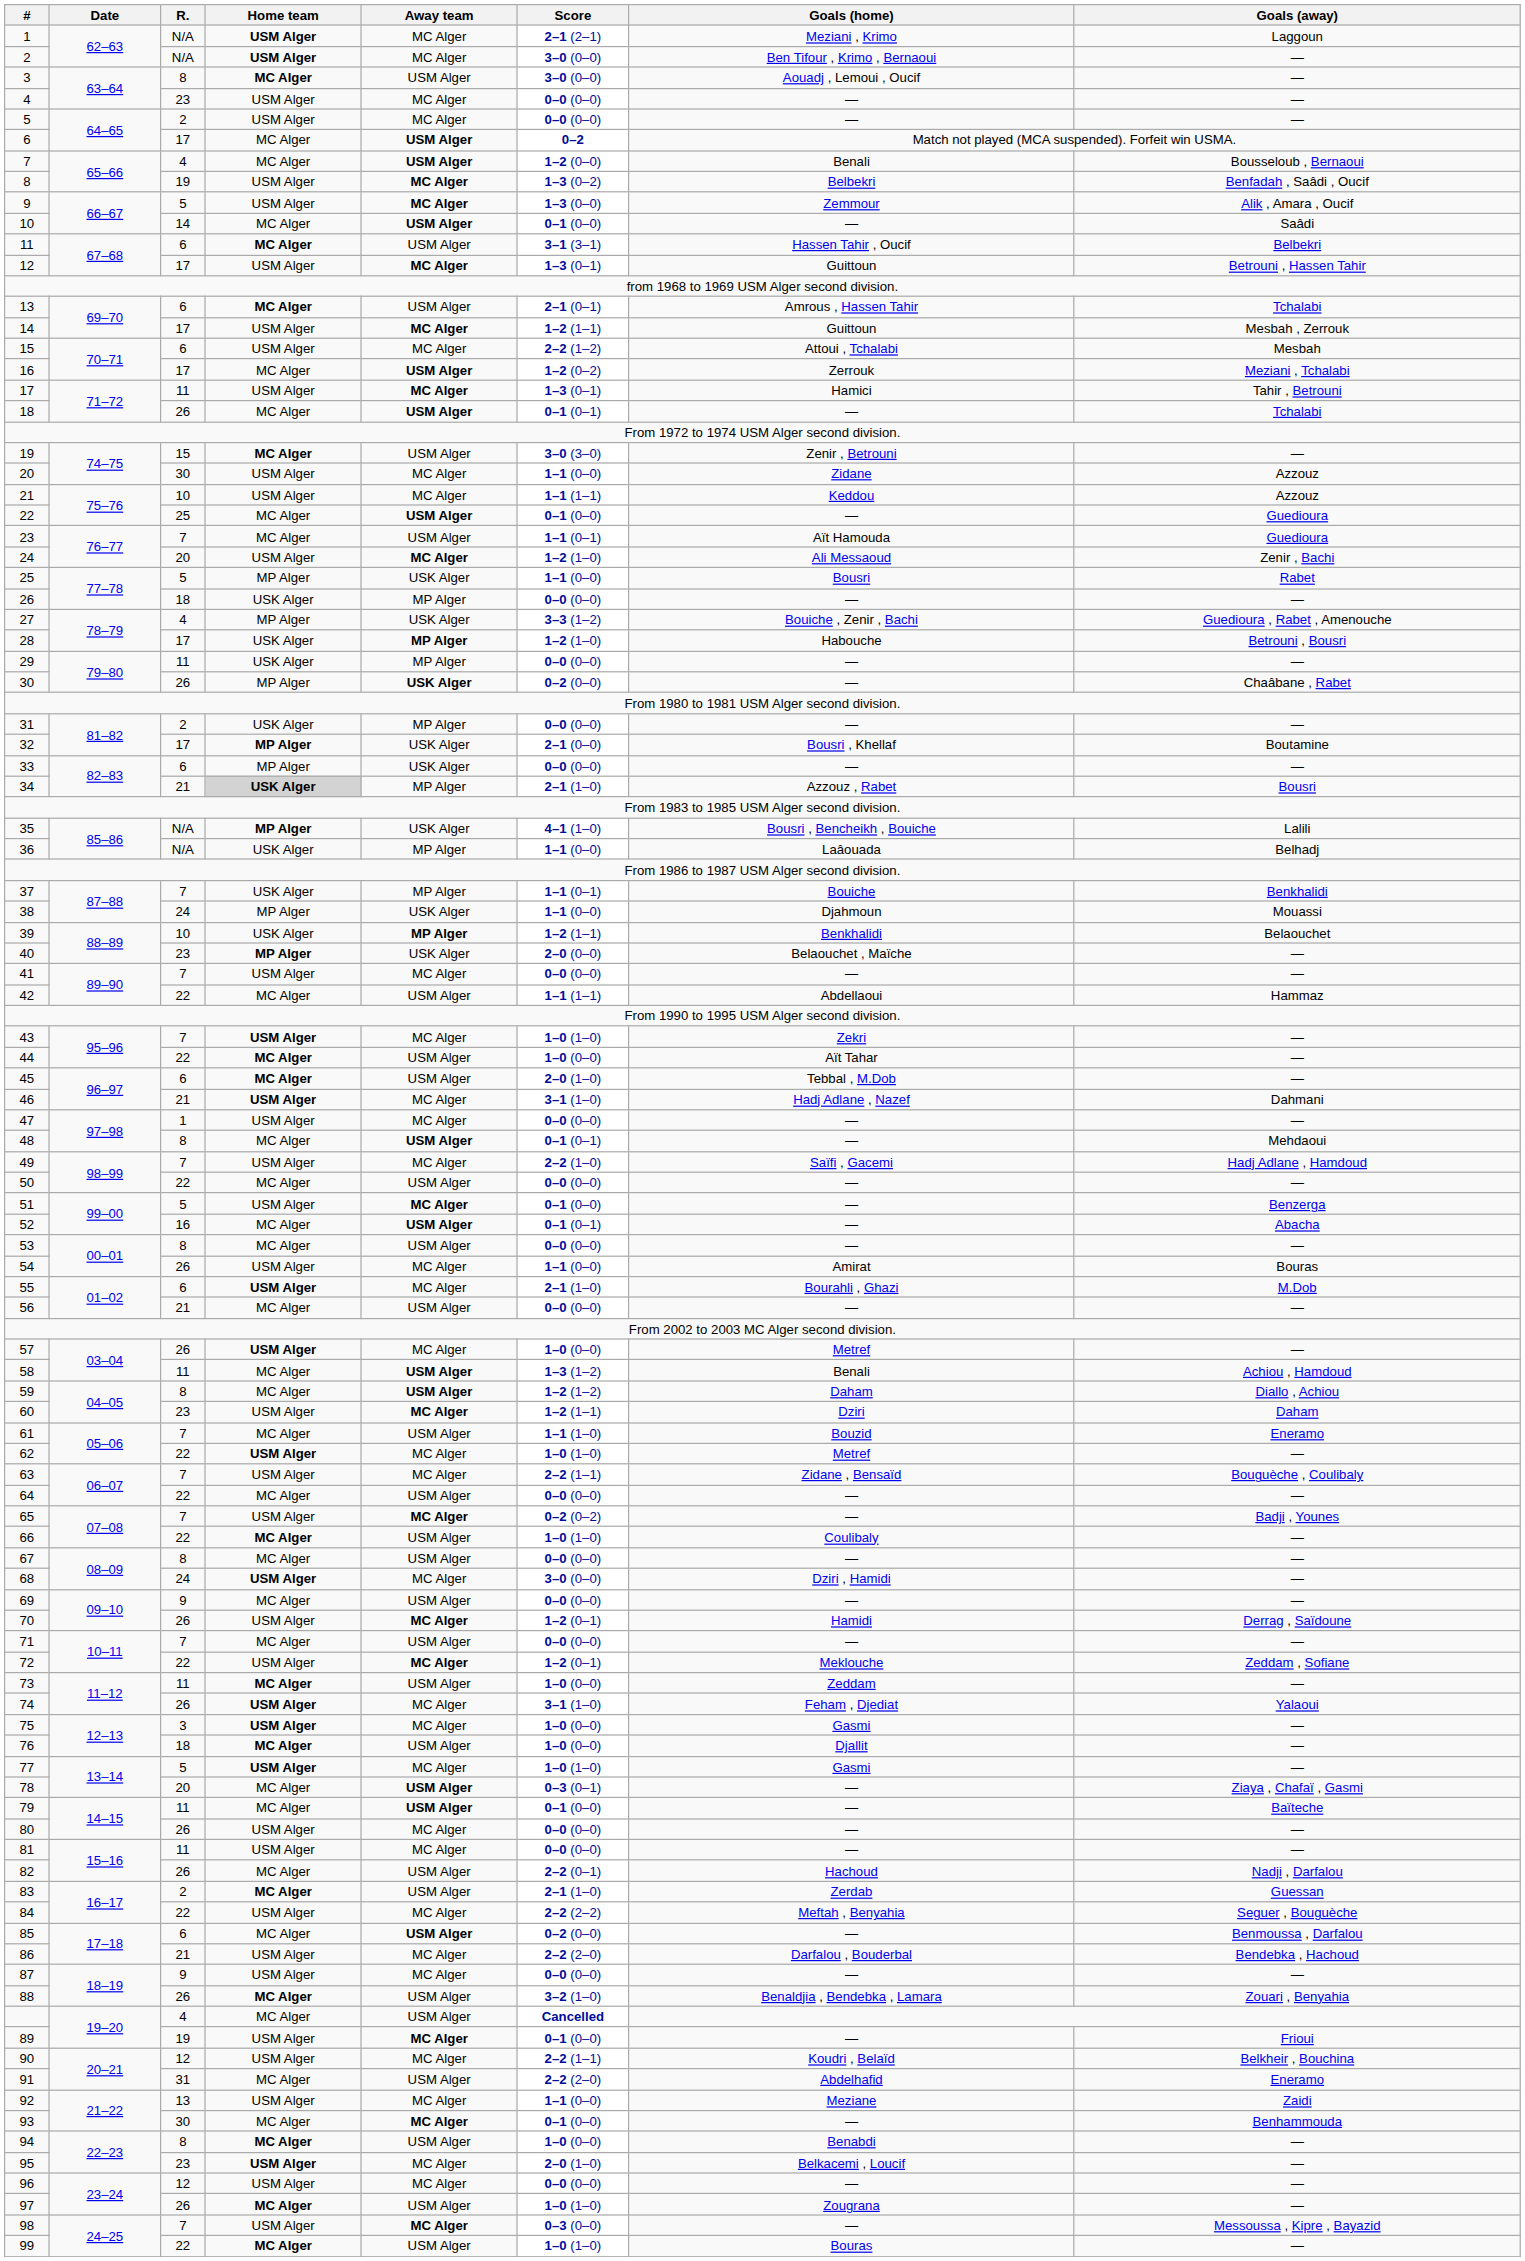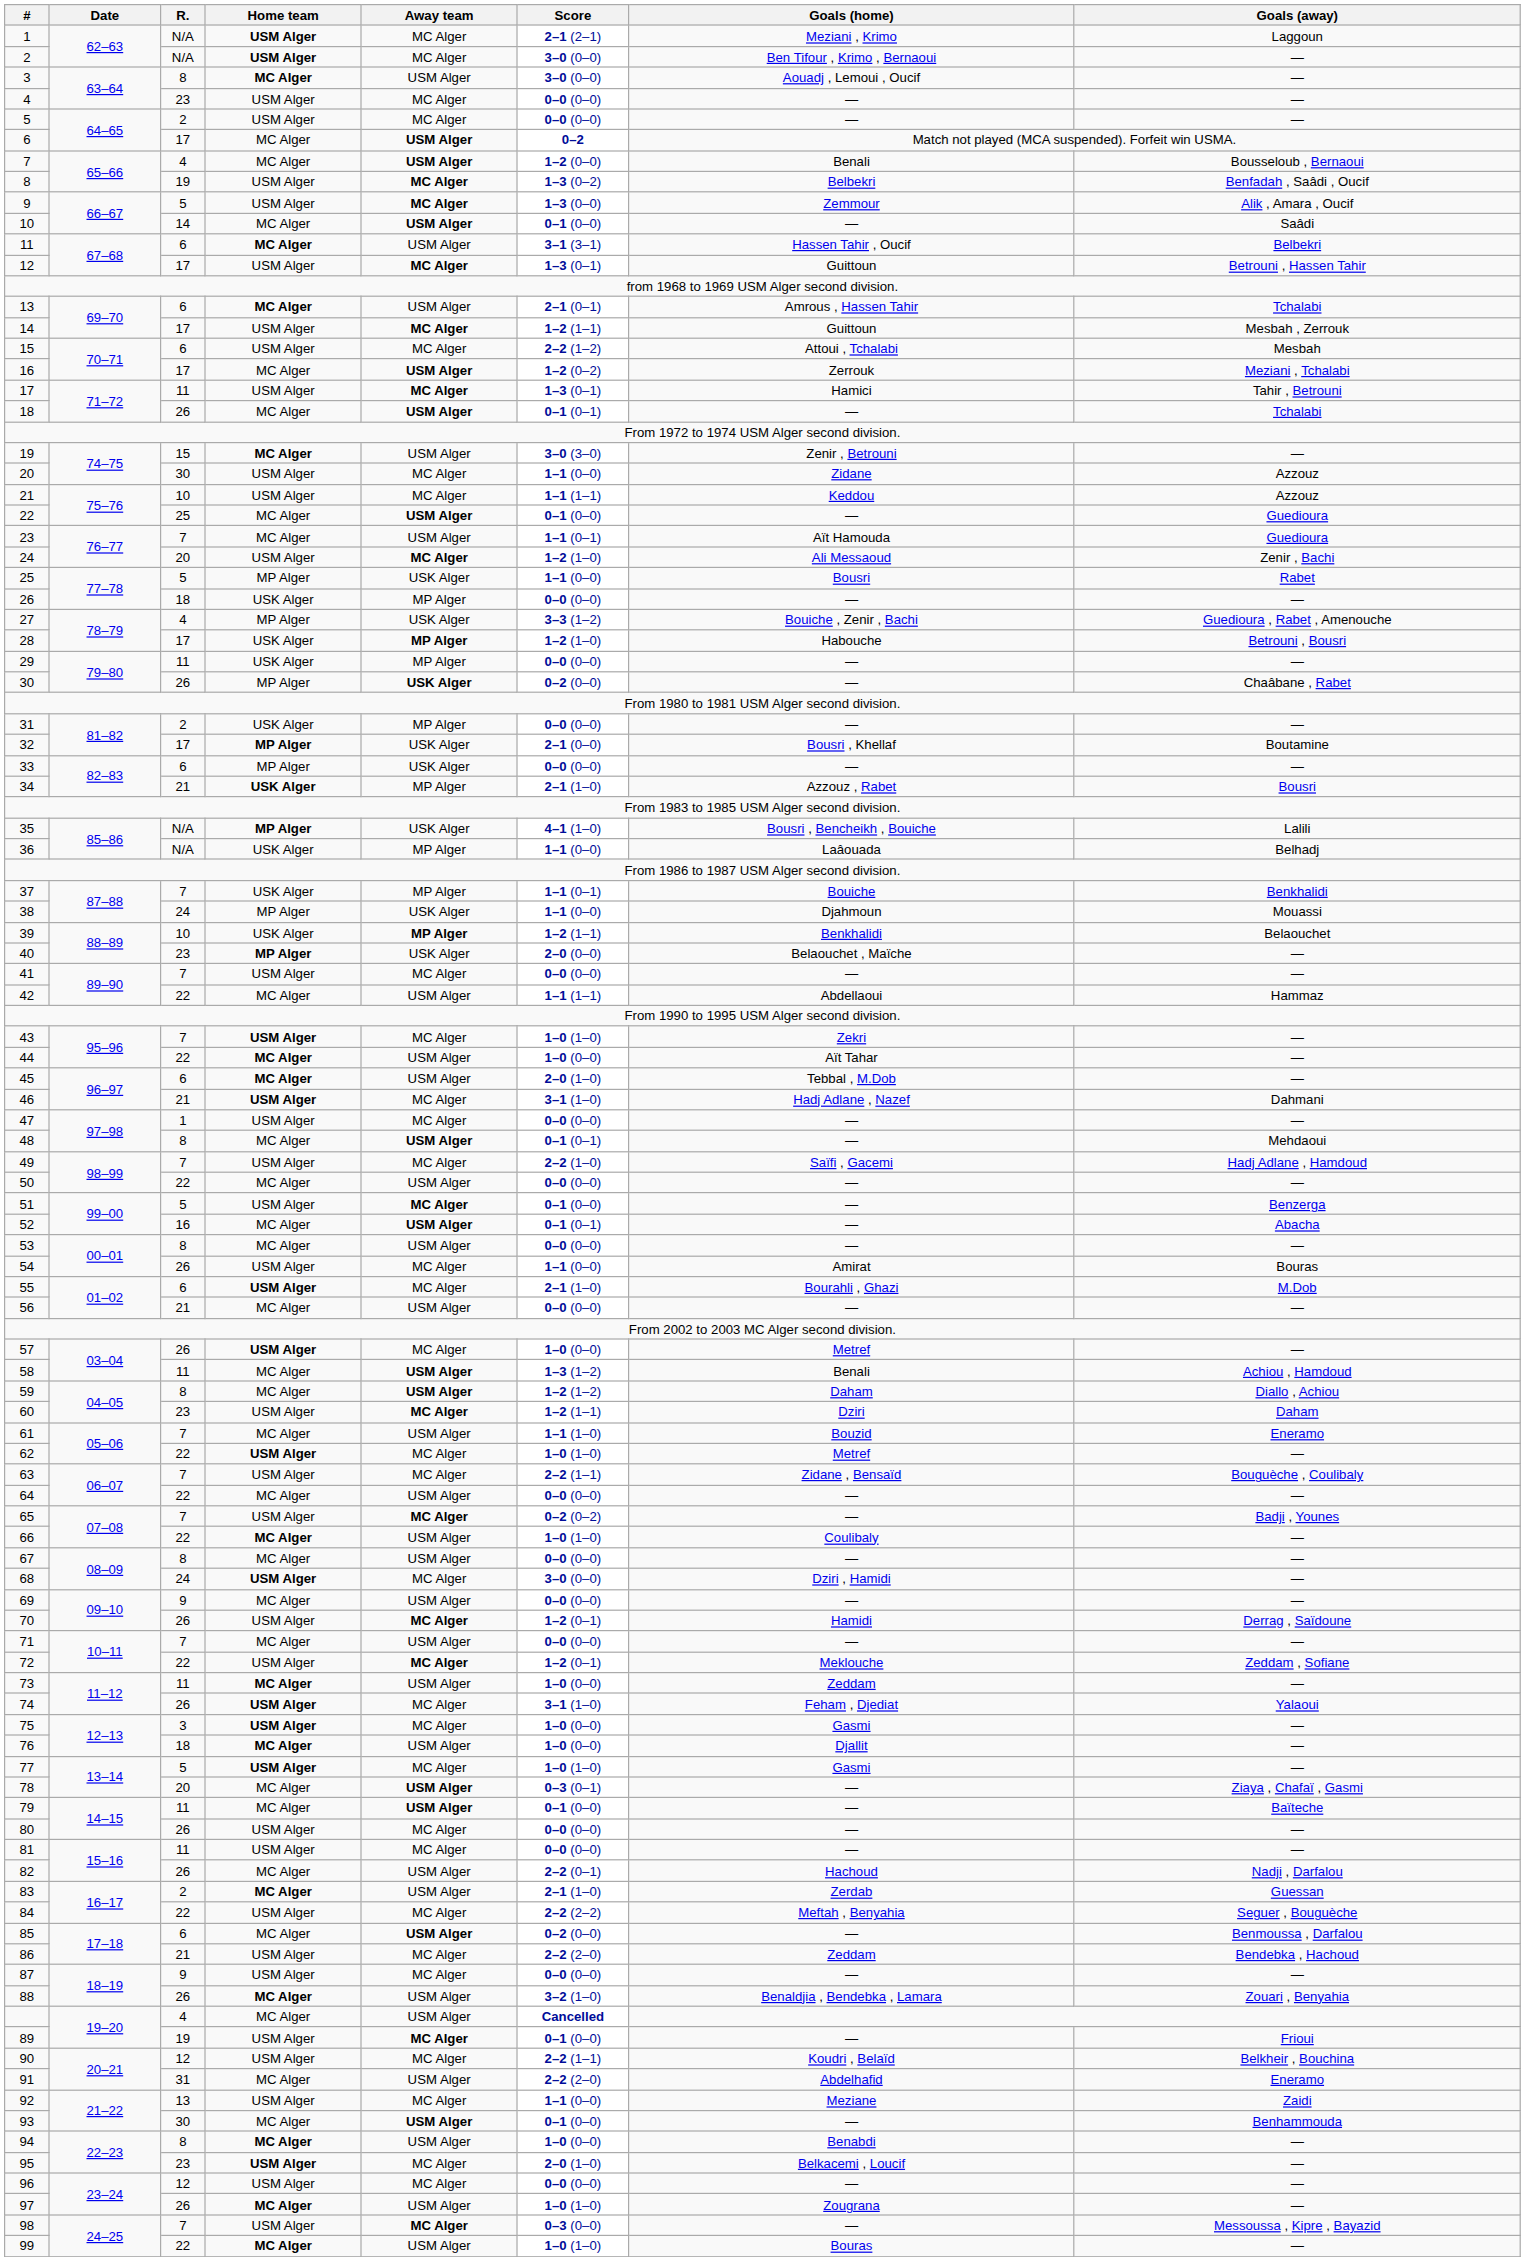(283, 786) lightgrey background -> (283, 786) no background
(851, 1954) Darfalou , Bouderbal -> (851, 1954) Zeddam
(439, 2121) MC Alger -> (439, 2121) USM Alger
